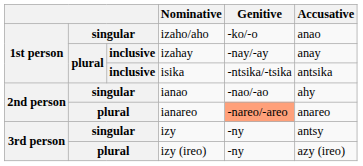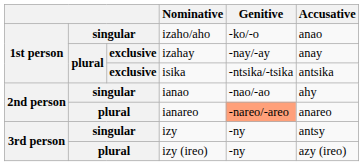(132, 53) inclusive -> (133, 53) exclusive
(132, 72) inclusive -> (133, 72) exclusive
